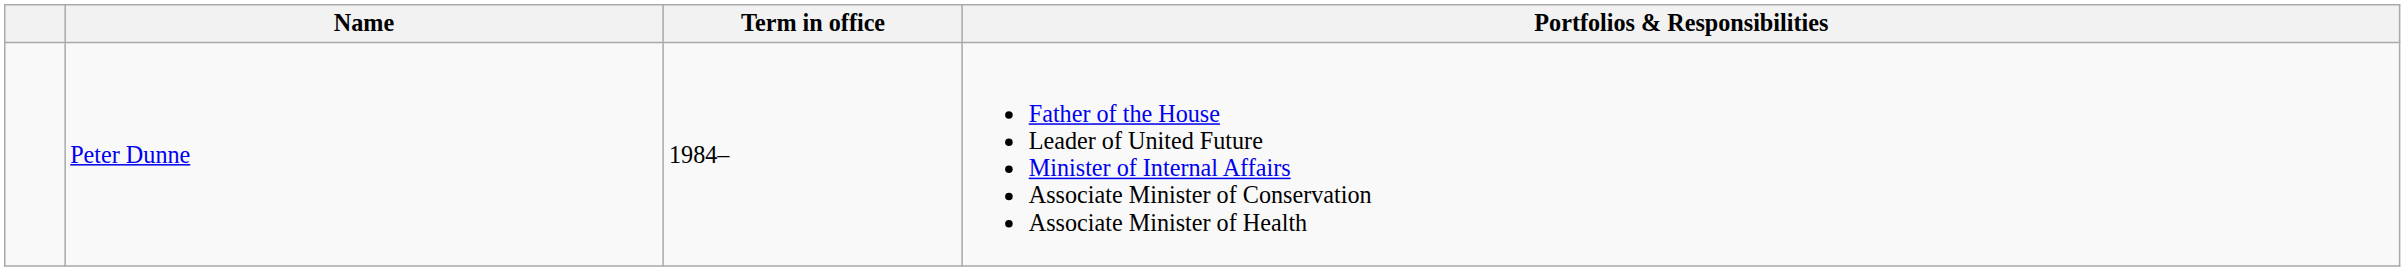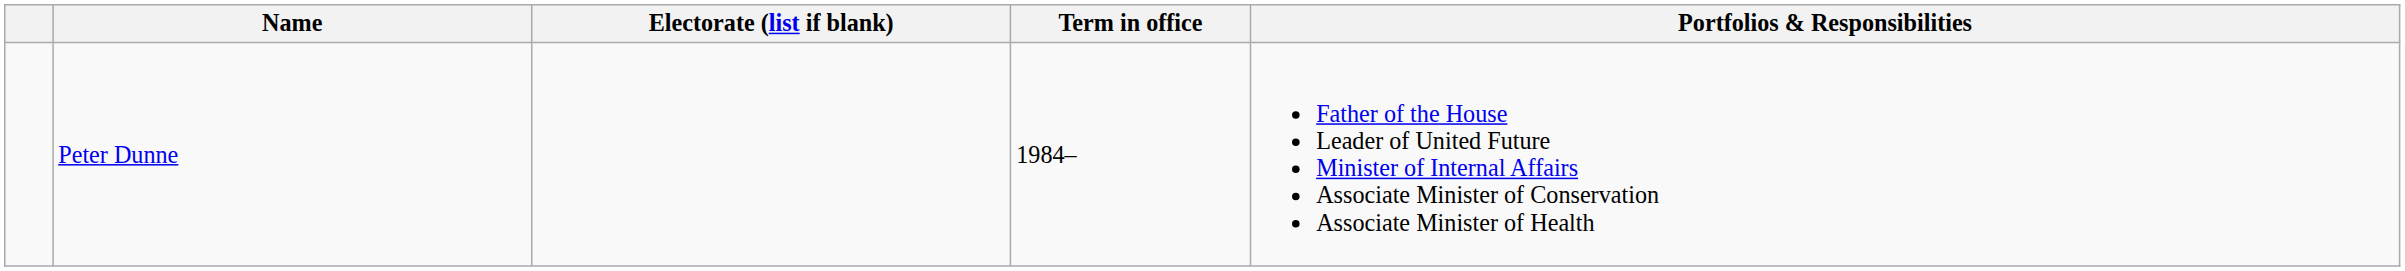+ column: (771, 23)
